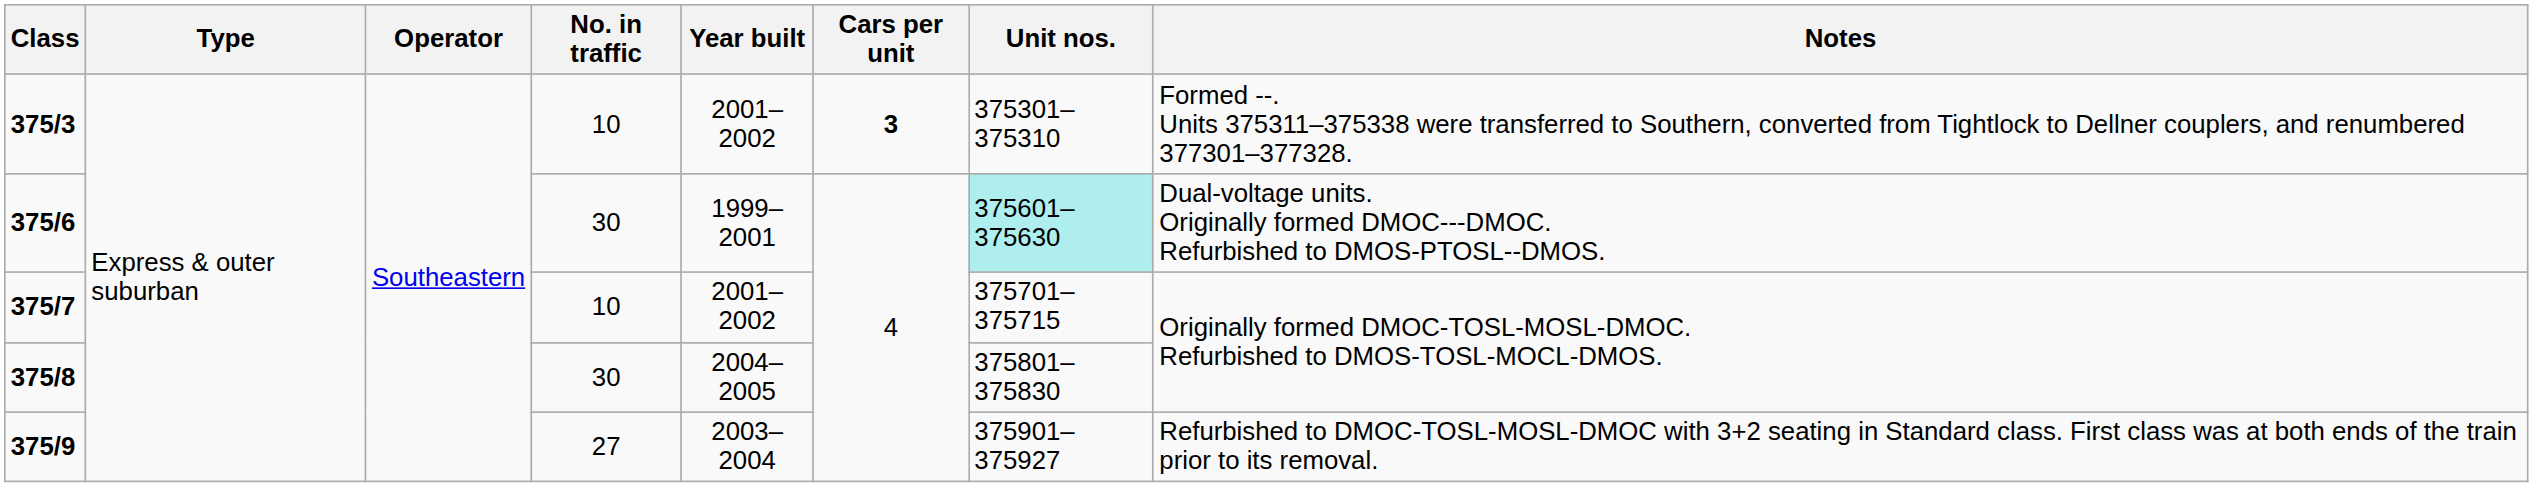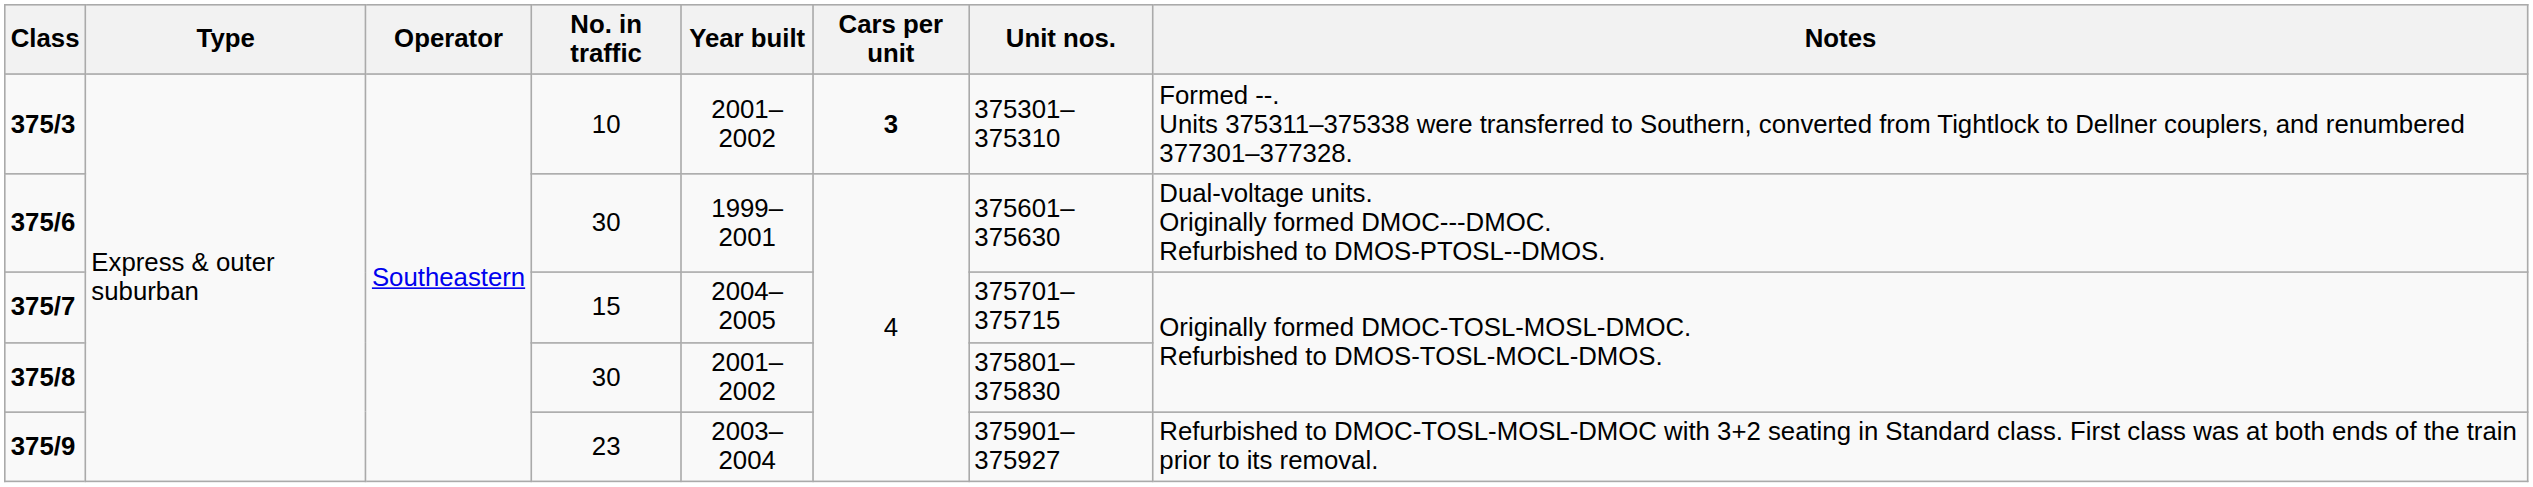(1025, 222) paleturquoise background -> (1025, 222) no background
(606, 306) 10 -> (606, 306) 15
(747, 306) 2001–2002 -> (747, 306) 2004–2005
(747, 376) 2004–2005 -> (747, 376) 2001–2002
(606, 446) 27 -> (606, 446) 23
